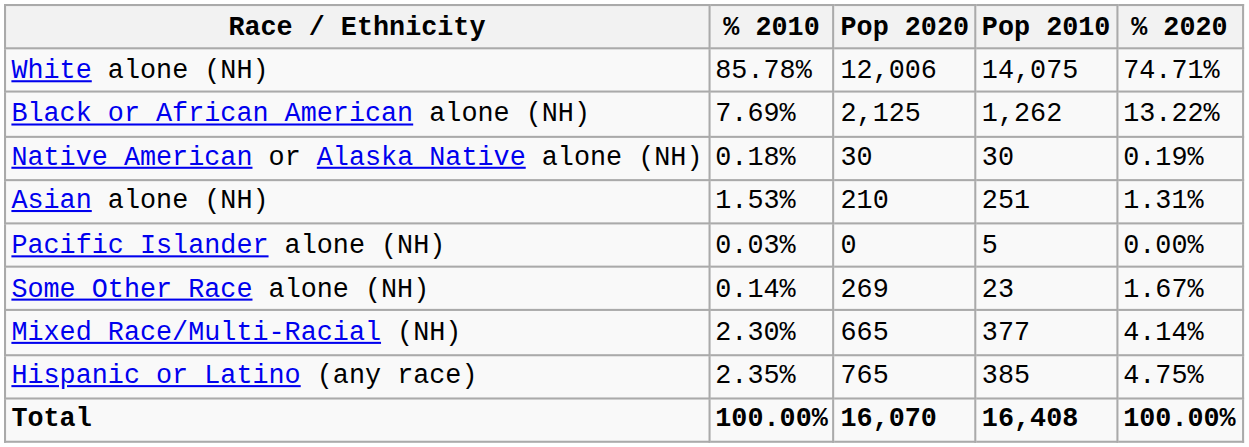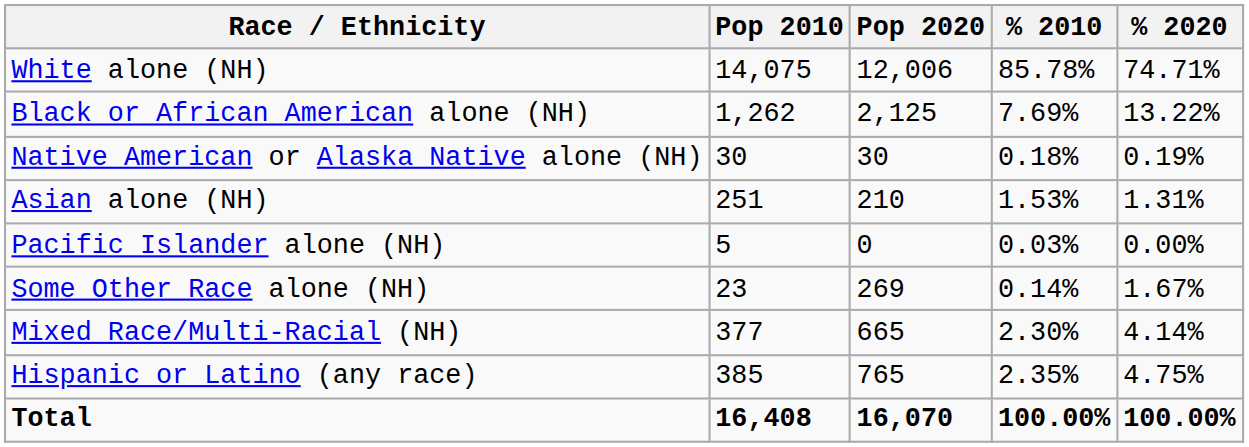columns swapped: (1046, 27) <-> (772, 27)
